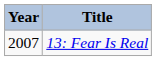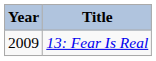(24, 43) 2007 -> (24, 43) 2009
